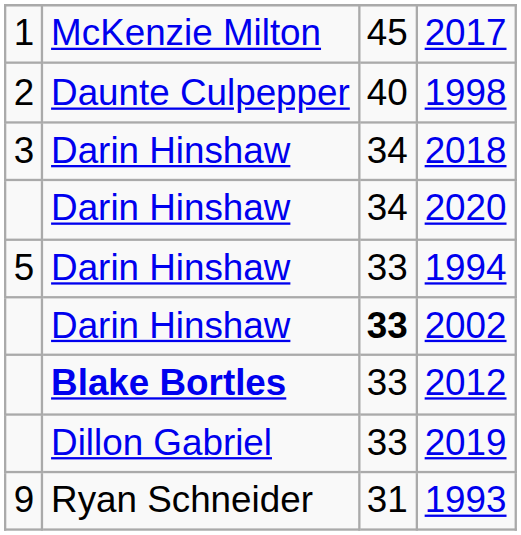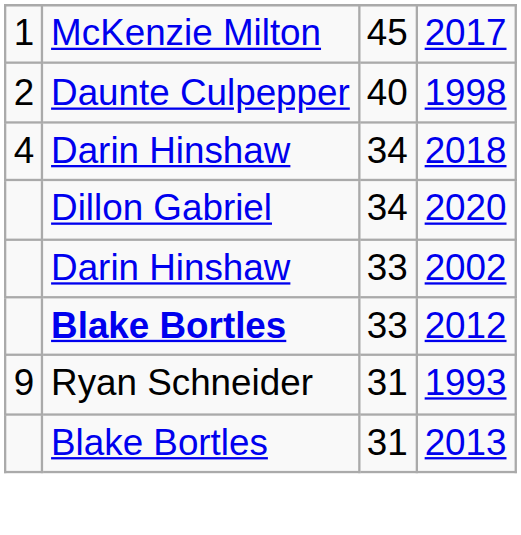(24, 150) 3 -> (24, 150) 4
(171, 208) Darin Hinshaw -> (162, 208) Dillon Gabriel
- row: (466, 267)
(387, 325) bold -> (387, 267) normal
- row: (466, 442)
+ row: (466, 442)
